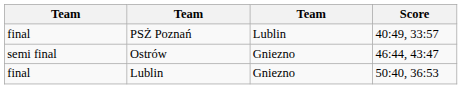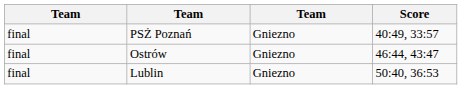(269, 34) Lublin -> (274, 34) Gniezno
(32, 53) semi final -> (19, 53) final
